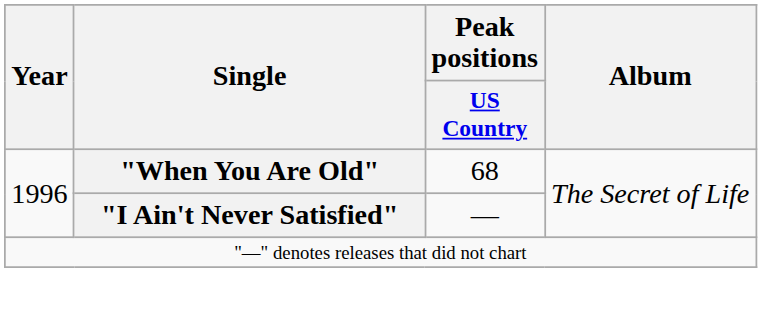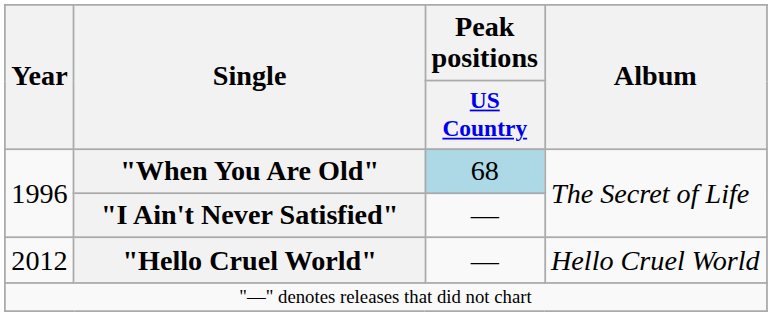(485, 170) no background -> (485, 170) lightblue background
+ row: (250, 259)
